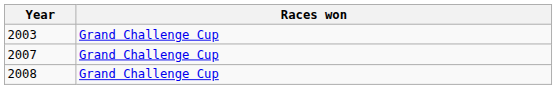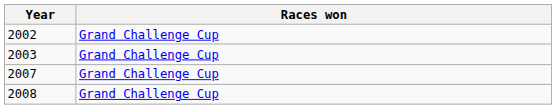+ row: (22, 34)
